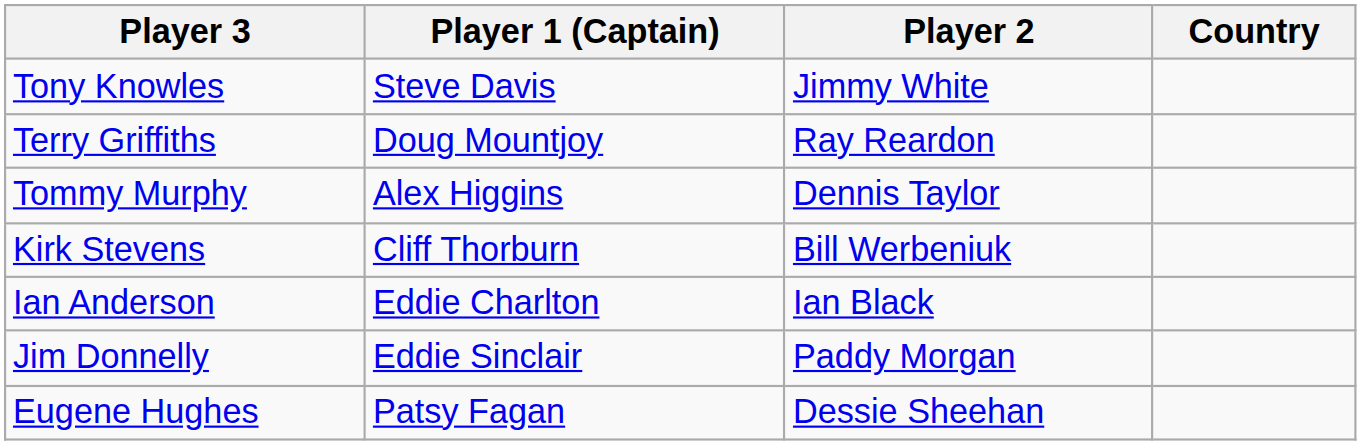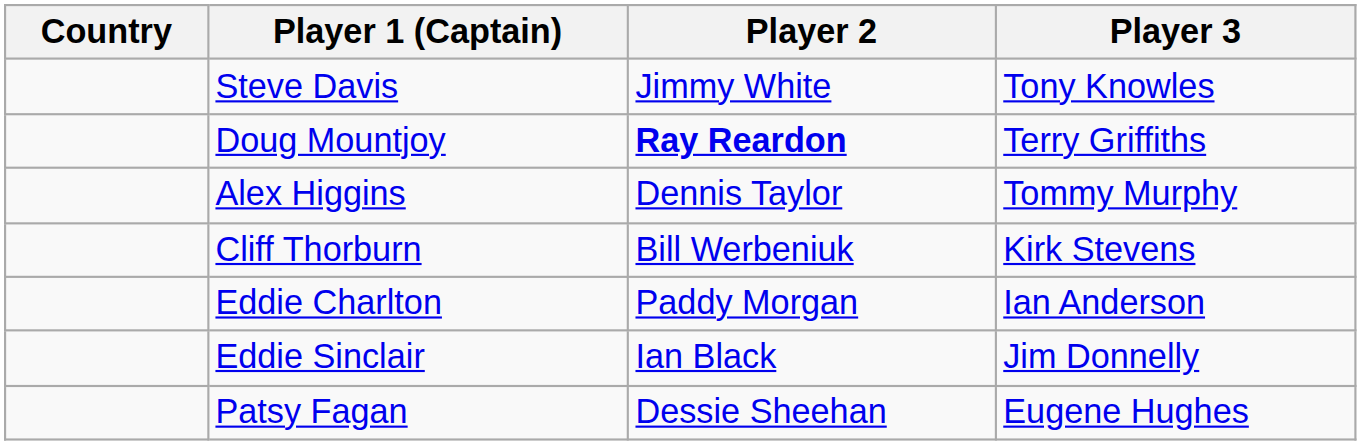columns swapped: (1254, 31) <-> (185, 31)
(894, 140) normal -> (741, 140) bold
(863, 303) Ian Black -> (747, 303) Paddy Morgan
(904, 357) Paddy Morgan -> (706, 357) Ian Black
